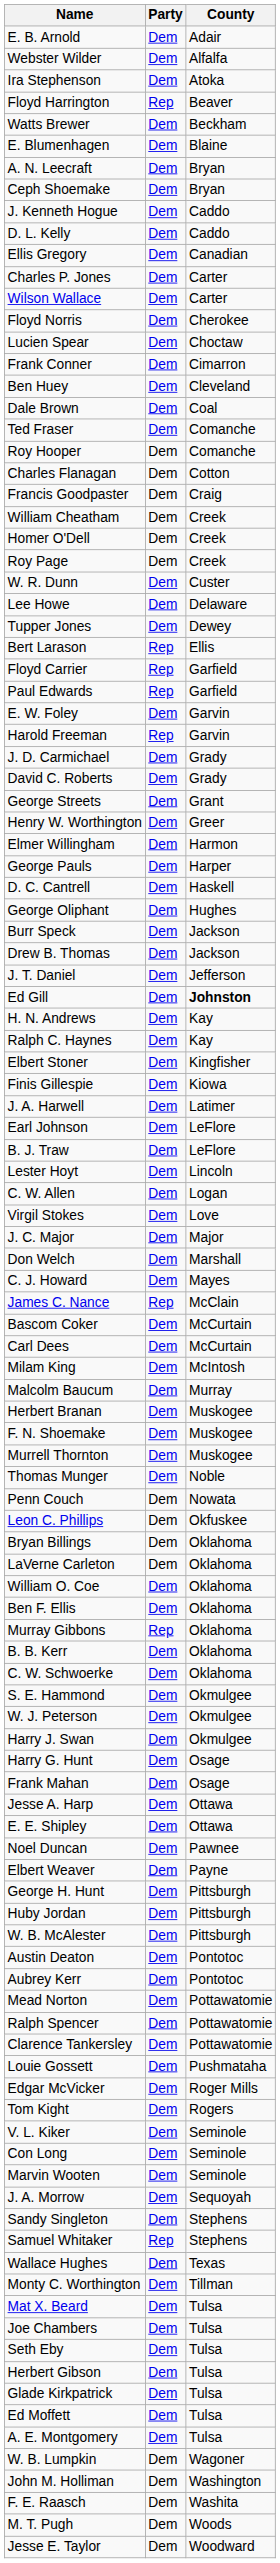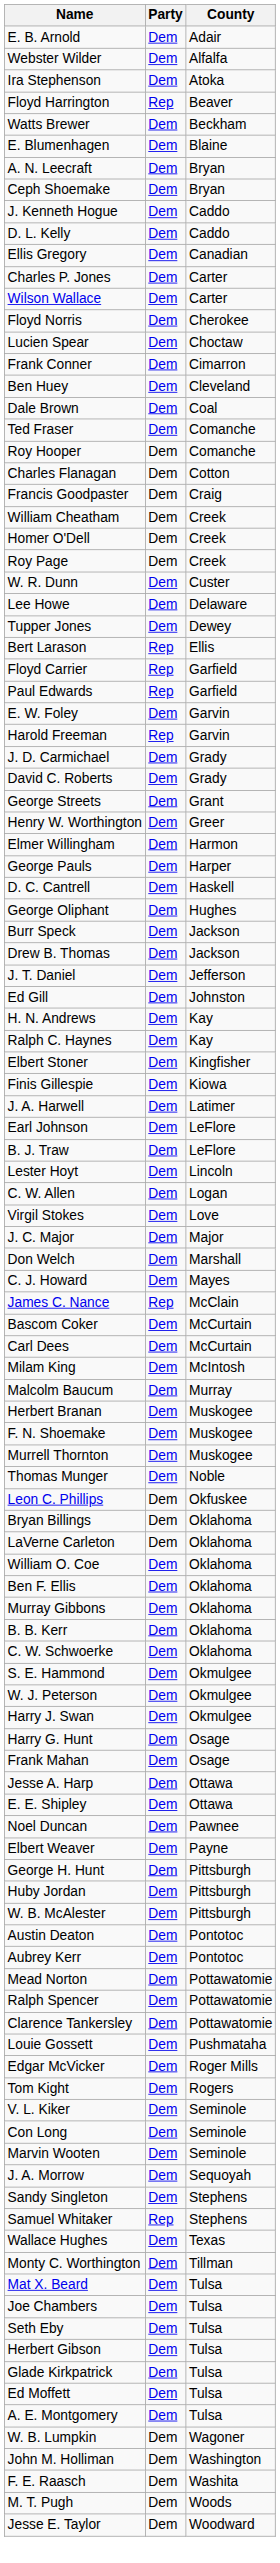(220, 997) bold -> (217, 997) normal
- row: (45, 1499)
(161, 1630) Rep -> (163, 1608) Dem
